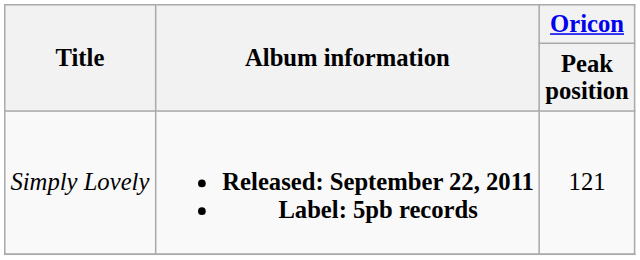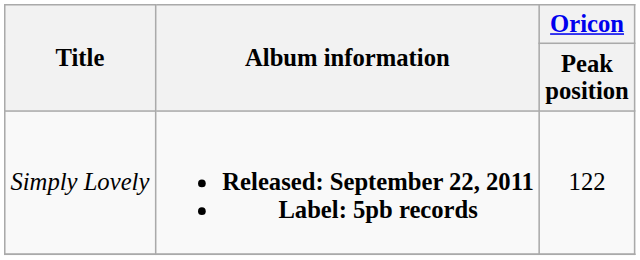(587, 182) 121 -> (587, 182) 122
